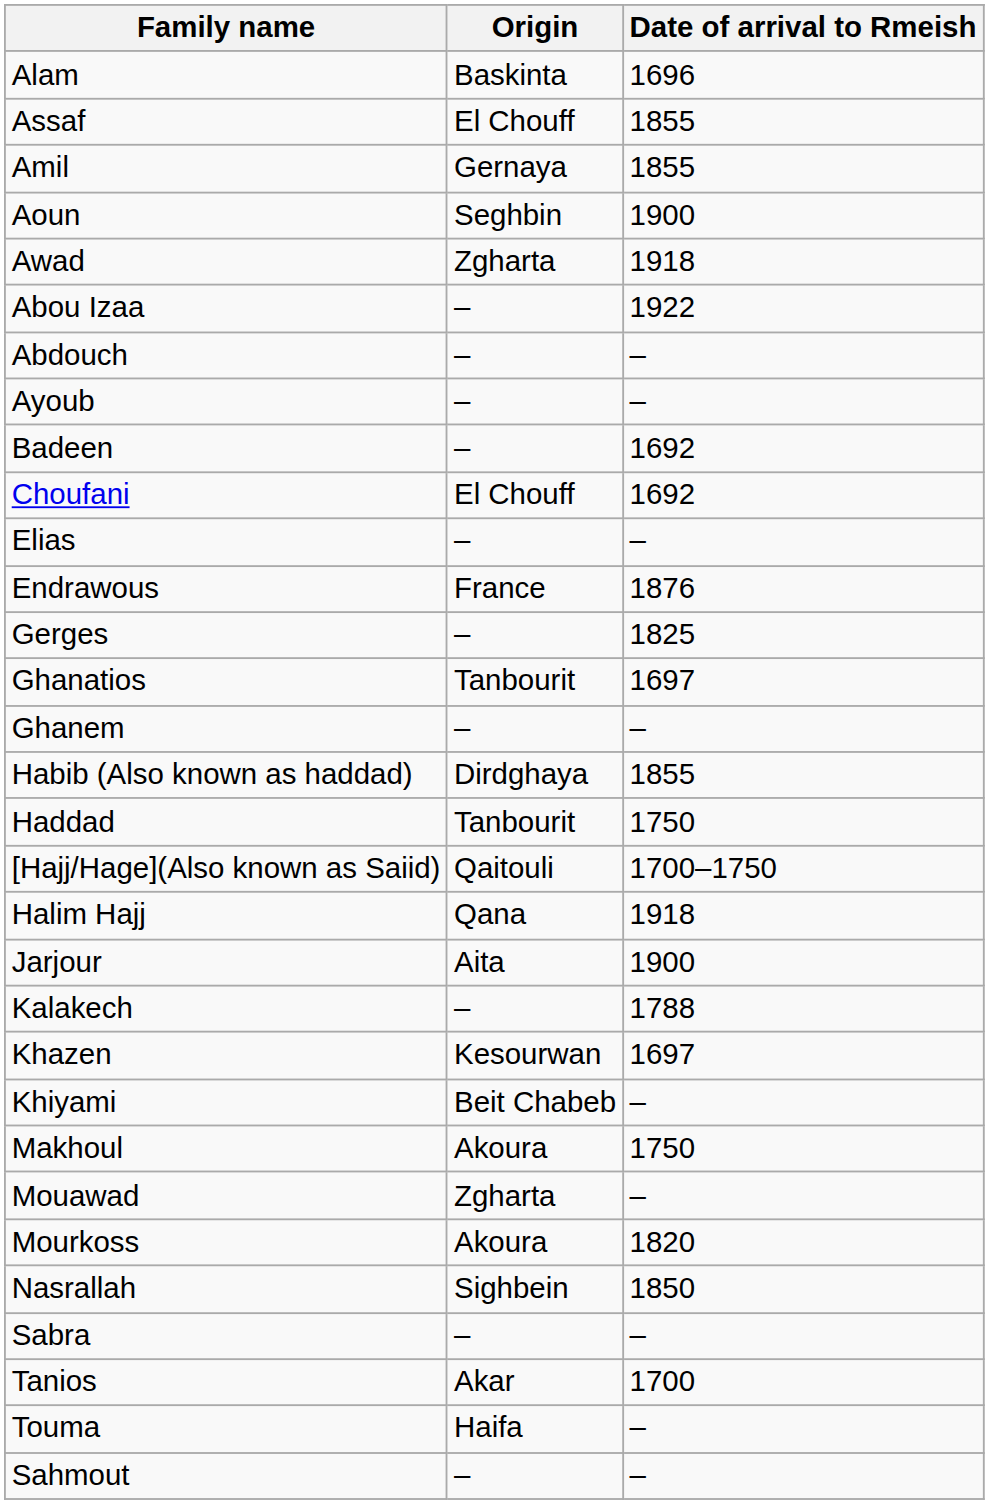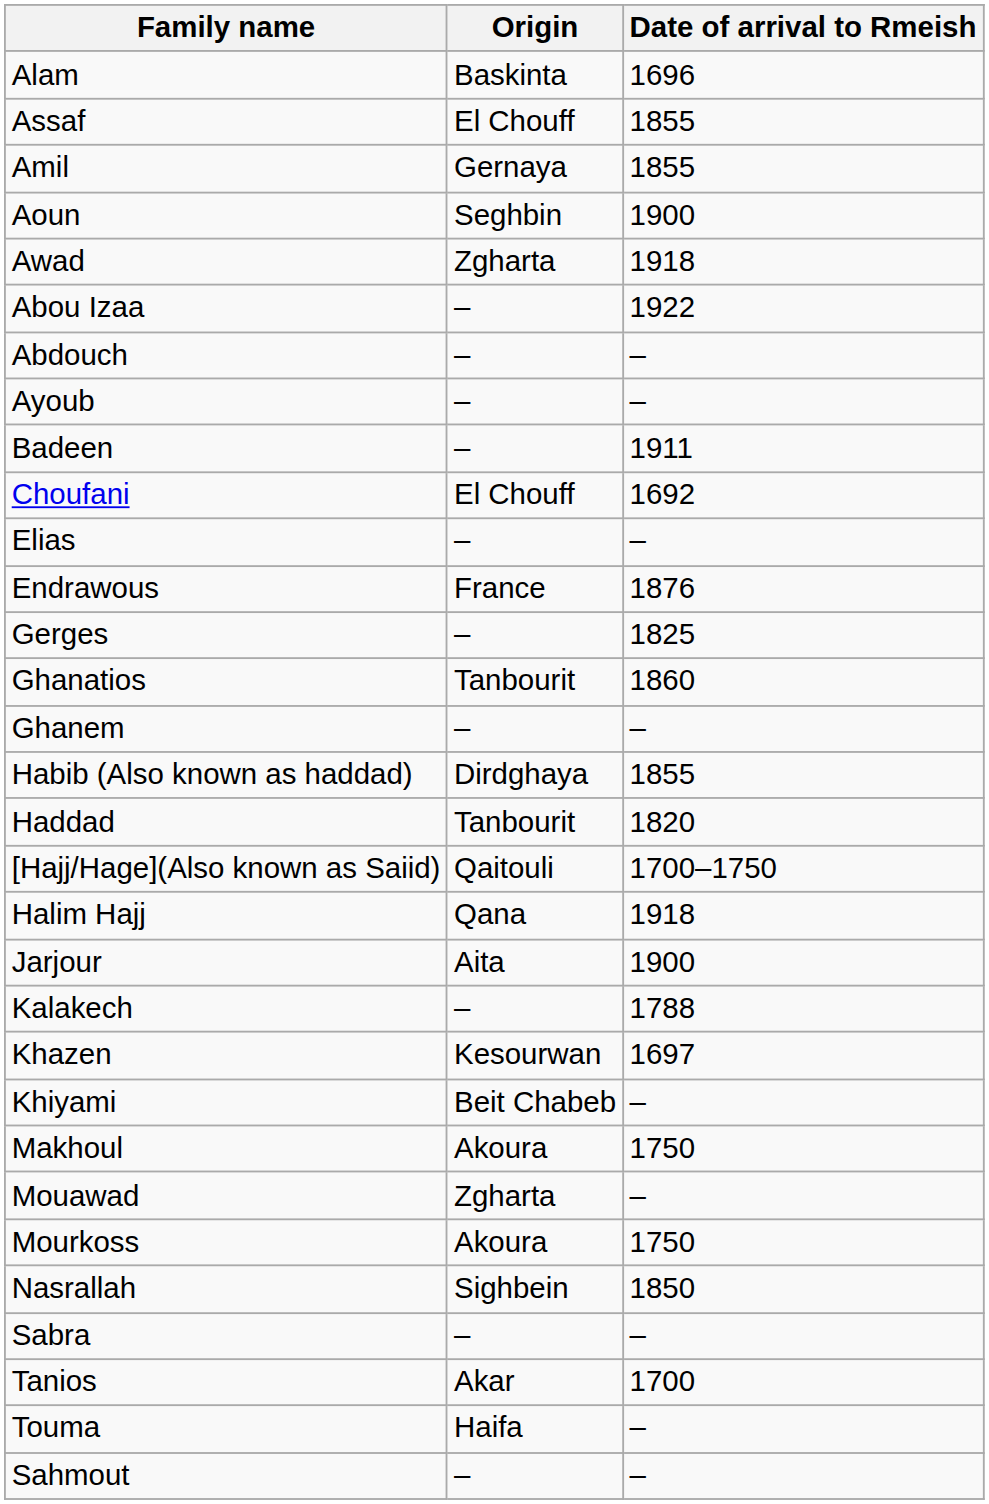(662, 448) 1692 -> (661, 448) 1911
(662, 681) 1697 -> (662, 681) 1860
(662, 821) 1750 -> (662, 821) 1820
(662, 1241) 1820 -> (662, 1241) 1750
